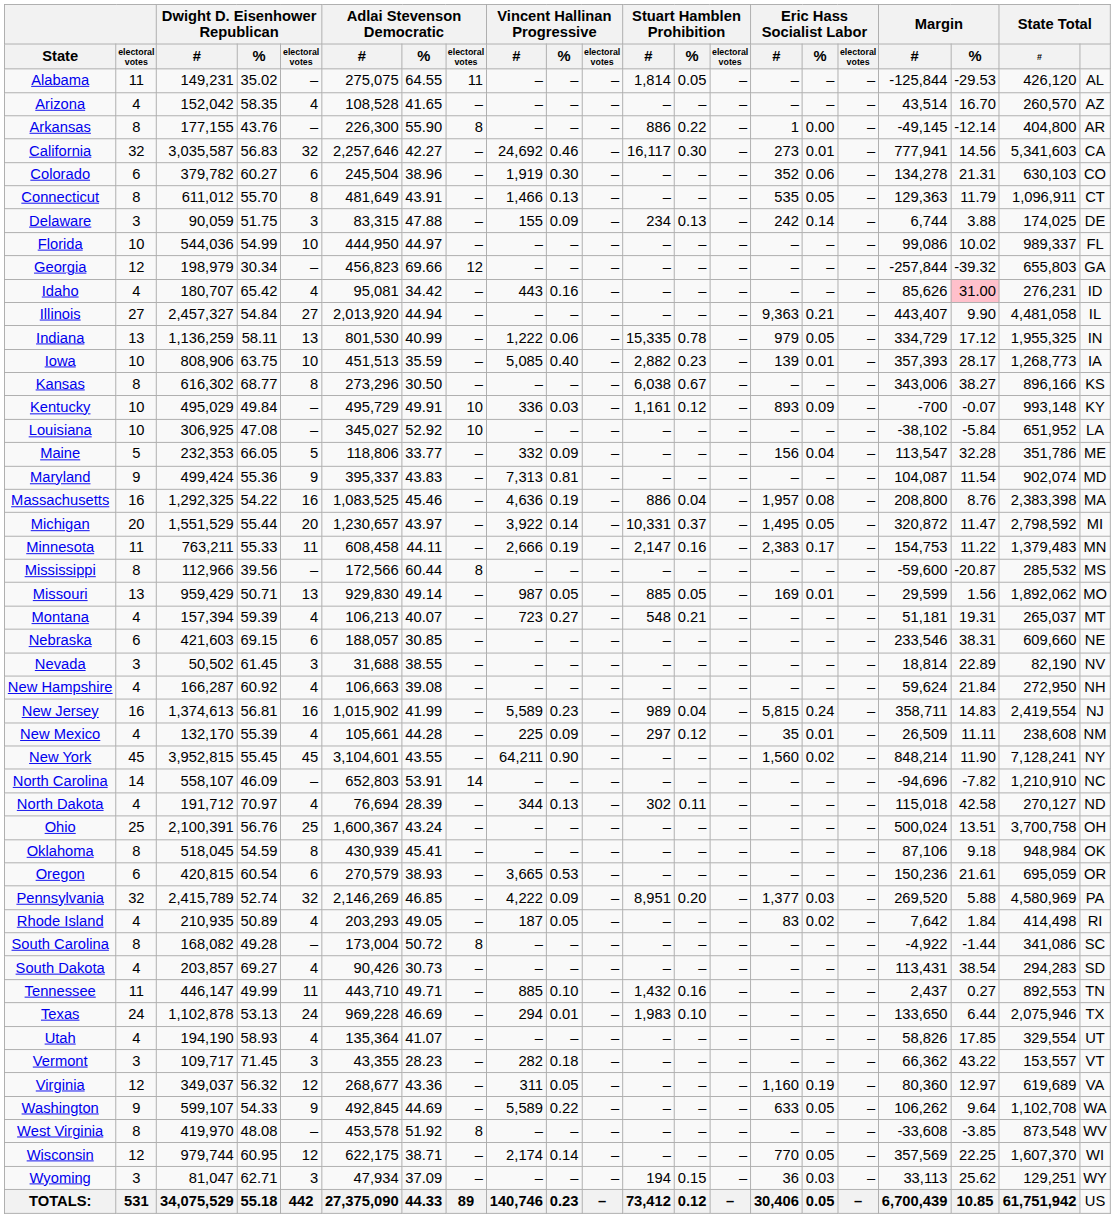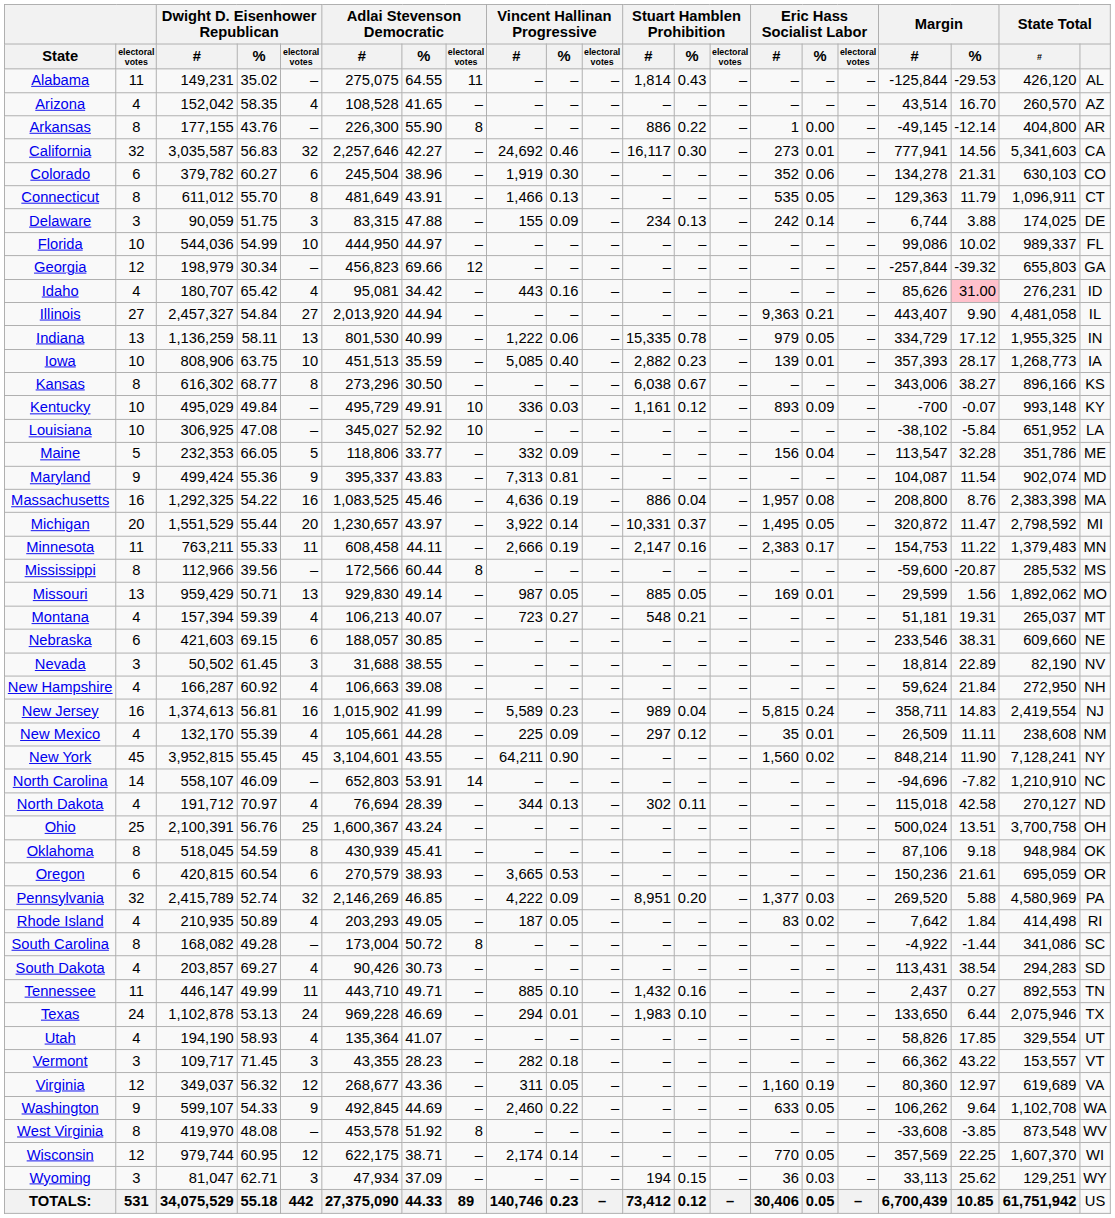(692, 80) 0.05 -> (692, 80) 0.43
(525, 1107) 5,589 -> (525, 1107) 2,460
